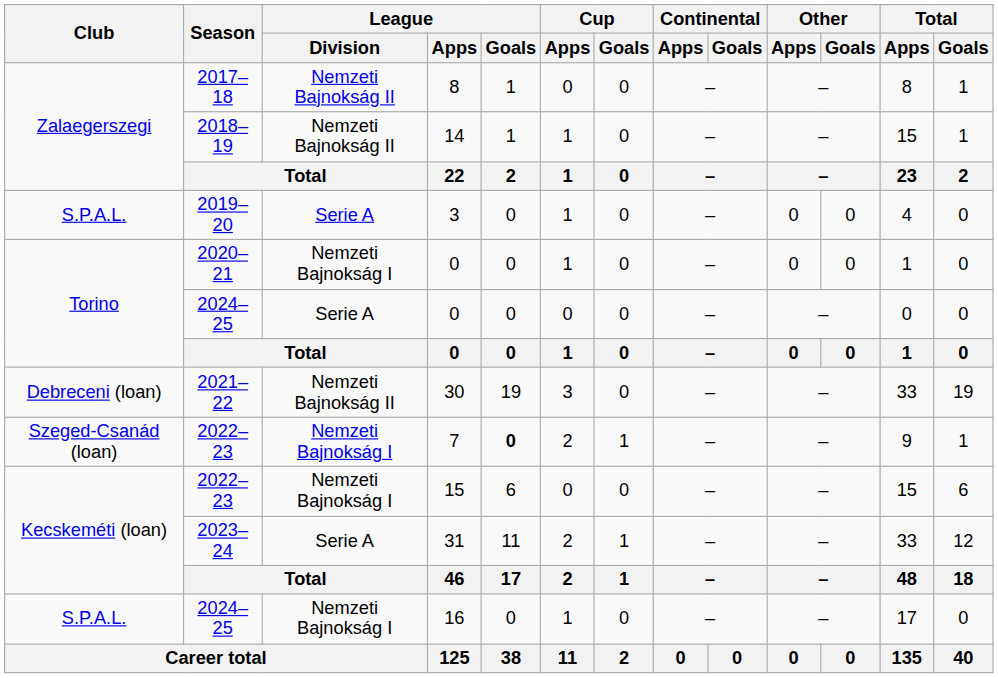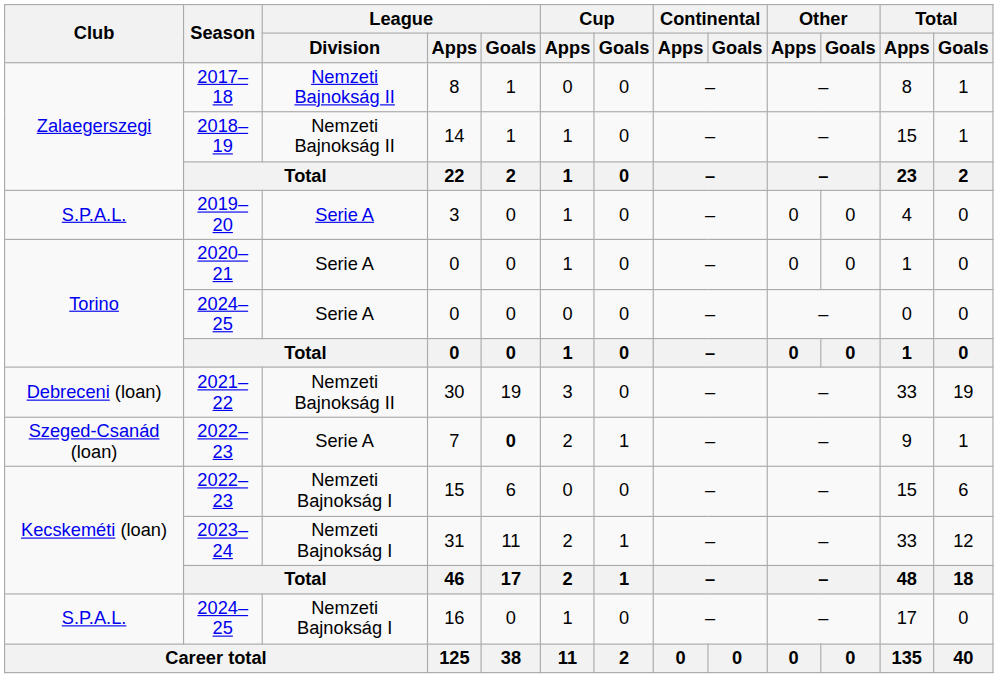(345, 264) Nemzeti Bajnokság I -> (345, 264) Serie A
(345, 441) Nemzeti Bajnokság I -> (345, 441) Serie A
(345, 540) Serie A -> (345, 540) Nemzeti Bajnokság I
